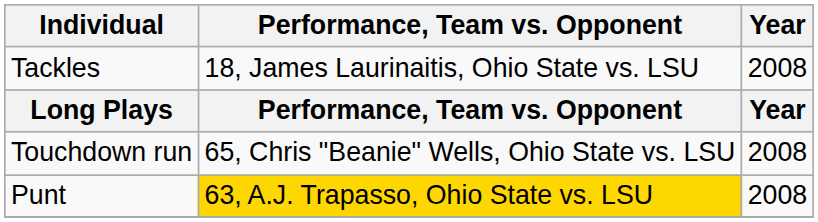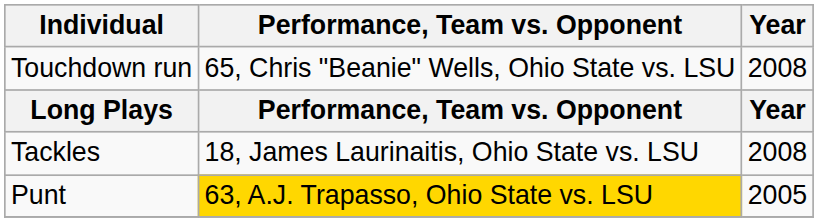rows swapped: (56, 68) <-> (102, 152)
(777, 195) 2008 -> (777, 195) 2005
